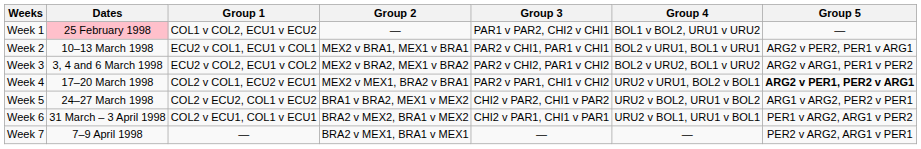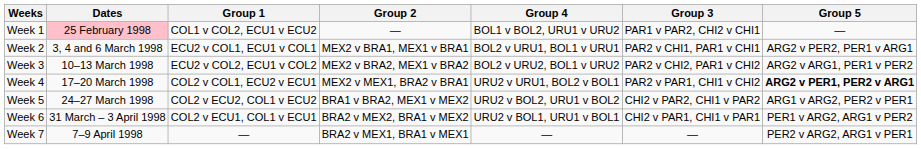columns swapped: (542, 13) <-> (687, 13)
(108, 47) 10–13 March 1998 -> (108, 47) 3, 4 and 6 March 1998
(108, 65) 3, 4 and 6 March 1998 -> (108, 65) 10–13 March 1998
